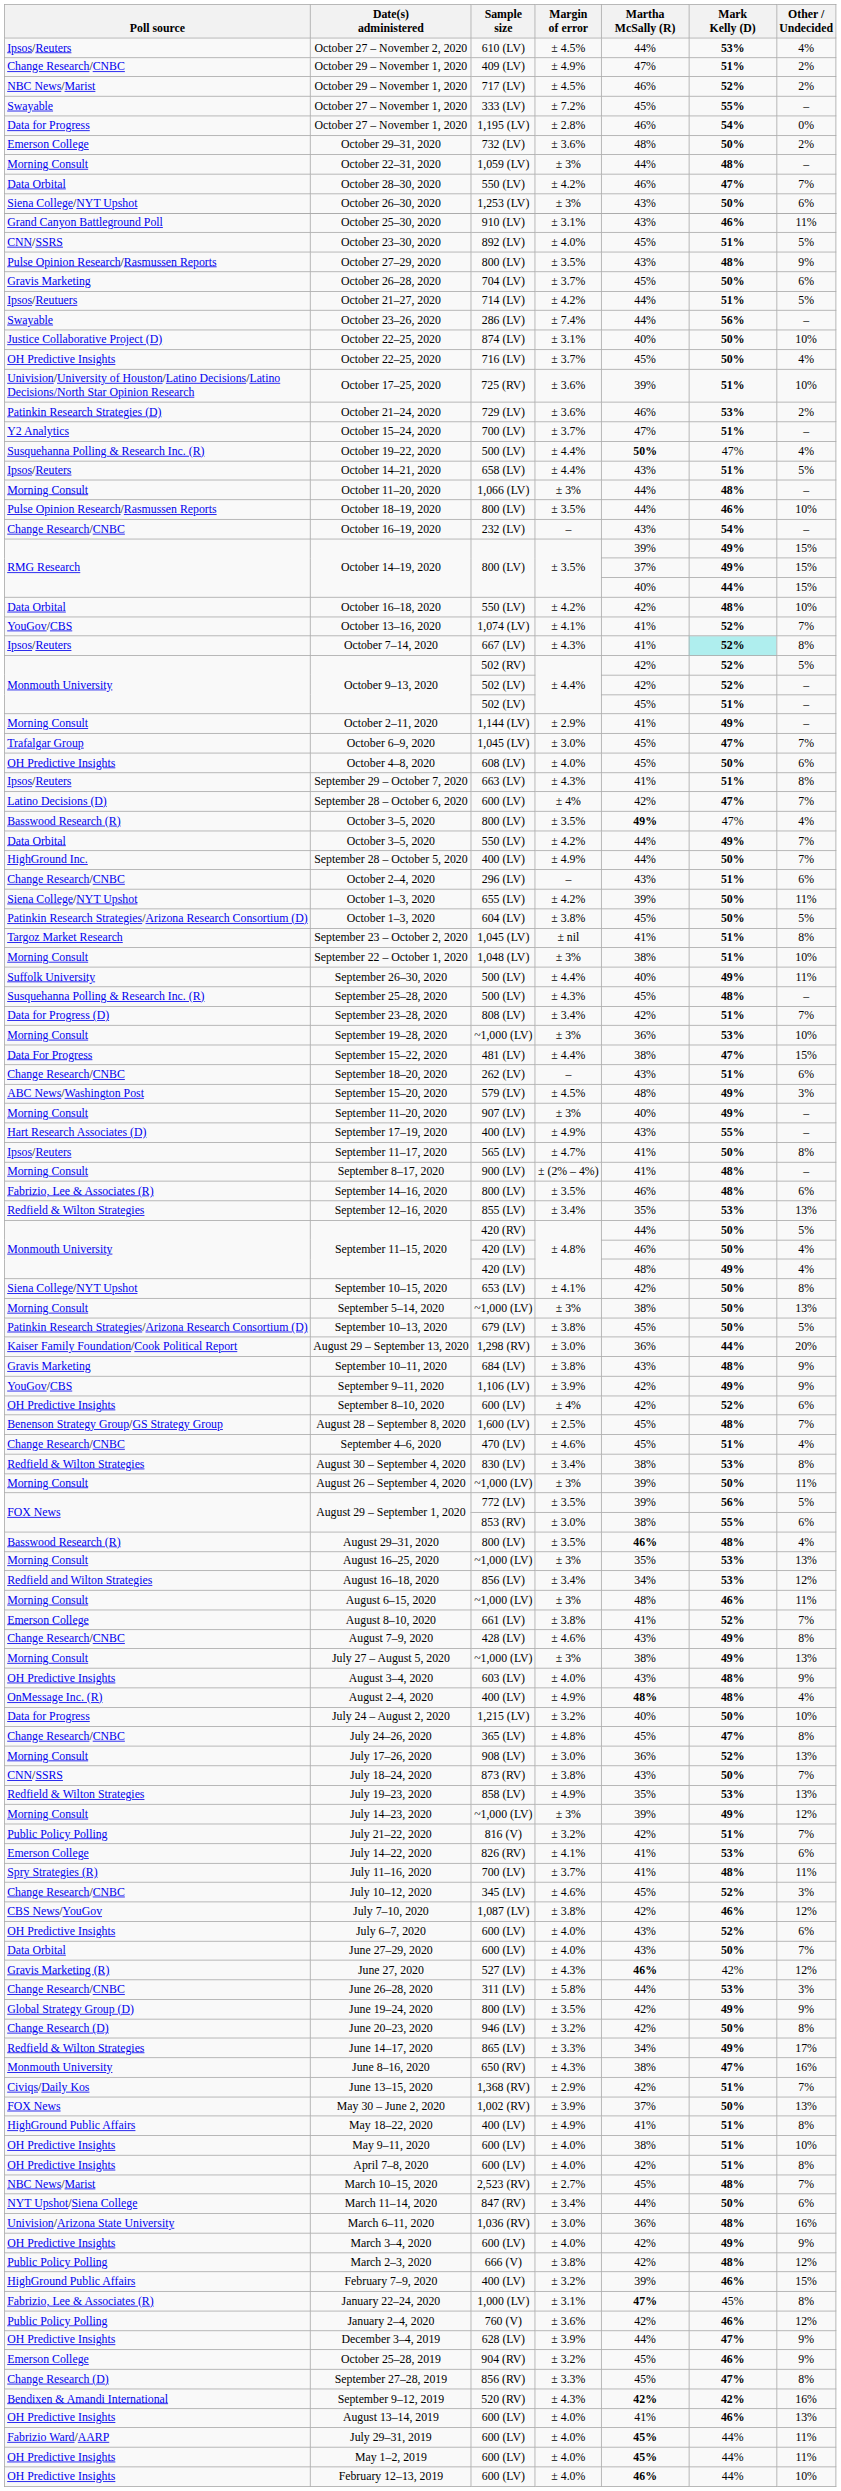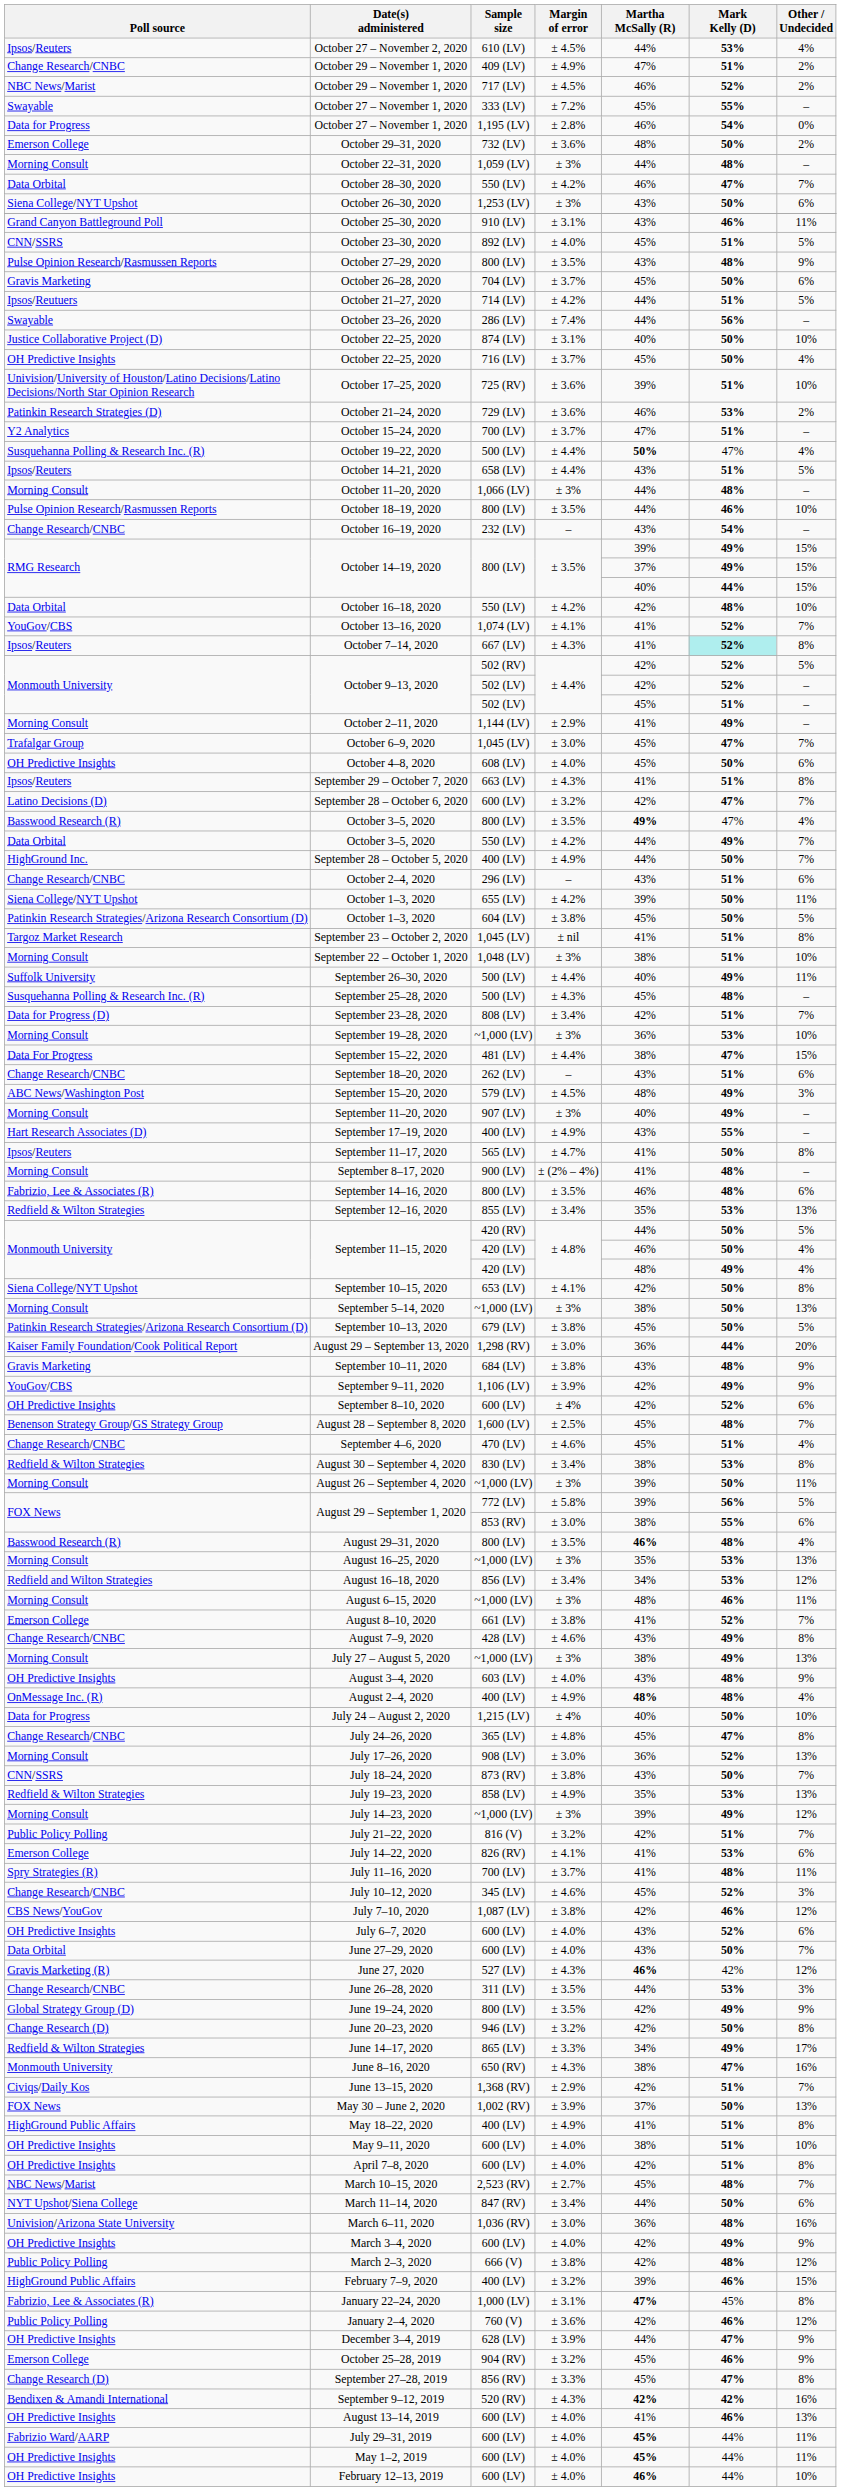(568, 802) ± 4% -> (568, 802) ± 3.2%
(568, 1503) ± 3.5% -> (568, 1503) ± 5.8%
(568, 1717) ± 3.2% -> (568, 1717) ± 4%
(568, 1990) ± 5.8% -> (568, 1990) ± 3.5%
